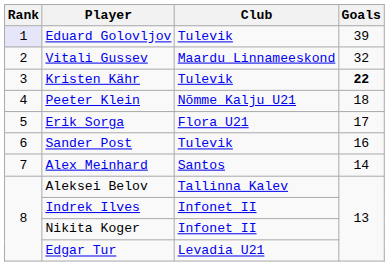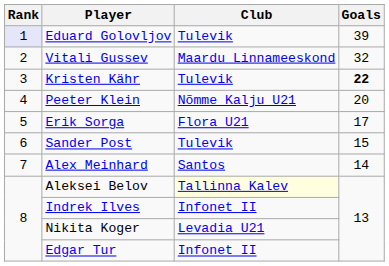(361, 101) 18 -> (361, 101) 20
(361, 144) 16 -> (361, 144) 15
(233, 186) no background -> (233, 186) lightyellow background
(217, 229) Infonet II -> (221, 229) Levadia U21
(221, 251) Levadia U21 -> (217, 251) Infonet II
